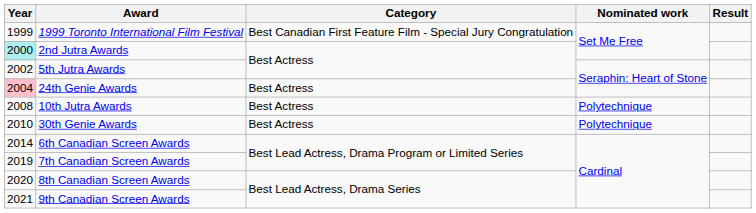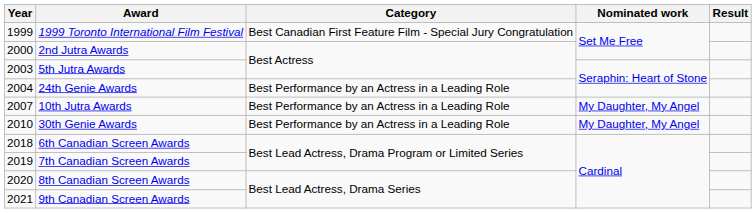(20, 50) paleturquoise background -> (20, 50) no background
(20, 69) 2002 -> (20, 69) 2003
(20, 87) pink background -> (20, 87) no background
(281, 87) Best Actress -> (379, 87) Best Performance by an Actress in a Leading Role
(20, 106) 2008 -> (20, 106) 2007
(281, 106) Best Actress -> (379, 106) Best Performance by an Actress in a Leading Role
(615, 106) Polytechnique -> (639, 106) My Daughter, My Angel
(281, 124) Best Actress -> (379, 124) Best Performance by an Actress in a Leading Role
(615, 124) Polytechnique -> (639, 124) My Daughter, My Angel
(20, 143) 2014 -> (20, 143) 2018
